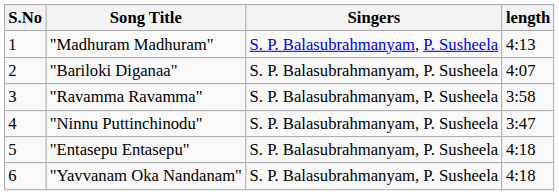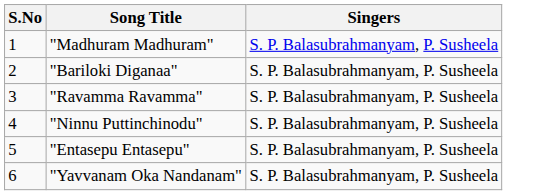- column: (528, 17)
